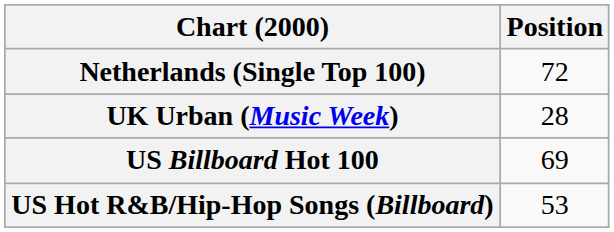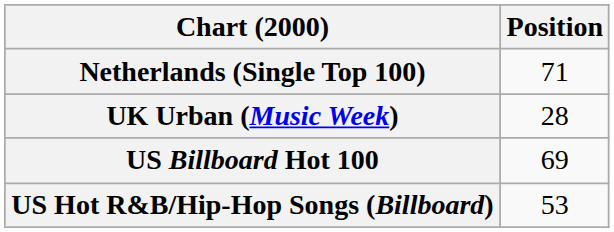(555, 71) 72 -> (555, 71) 71
